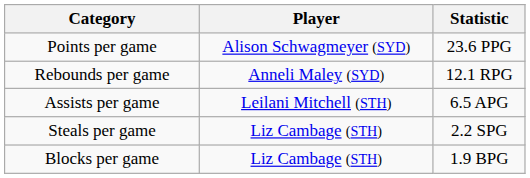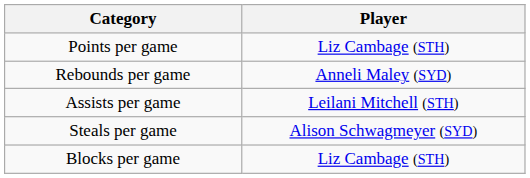- column: (479, 18)
(316, 46) Alison Schwagmeyer (SYD) -> (383, 46) Liz Cambage (STH)
(316, 131) Liz Cambage (STH) -> (383, 131) Alison Schwagmeyer (SYD)
